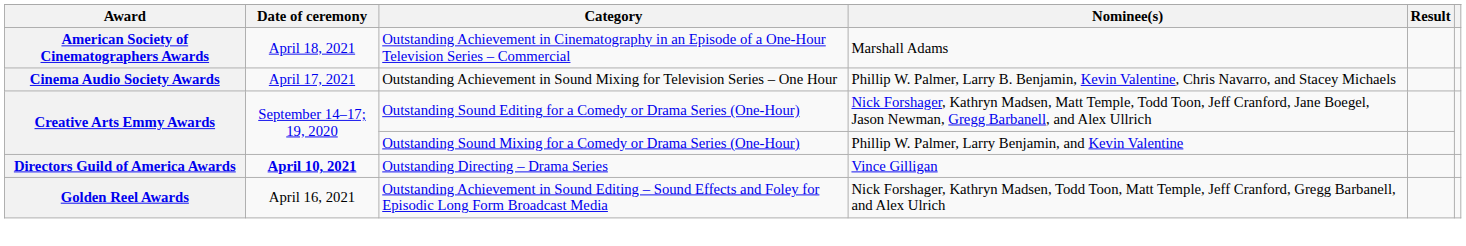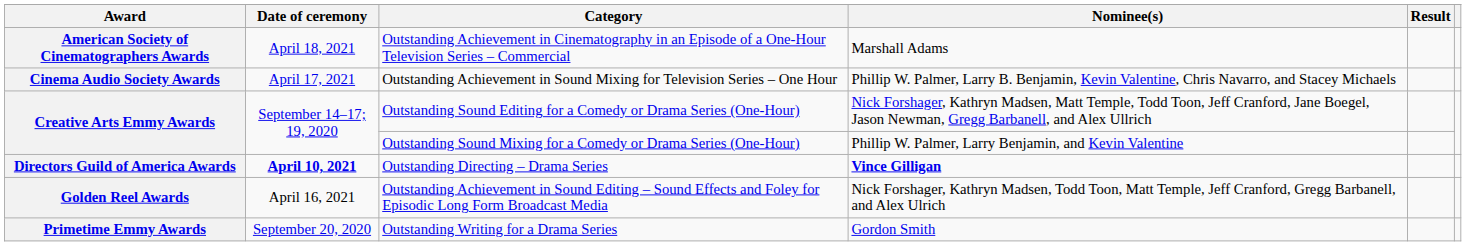(895, 166) normal -> (896, 166) bold
+ row: (500, 229)
